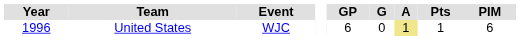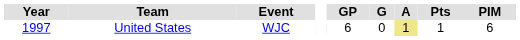(36, 28) 1996 -> (36, 28) 1997
